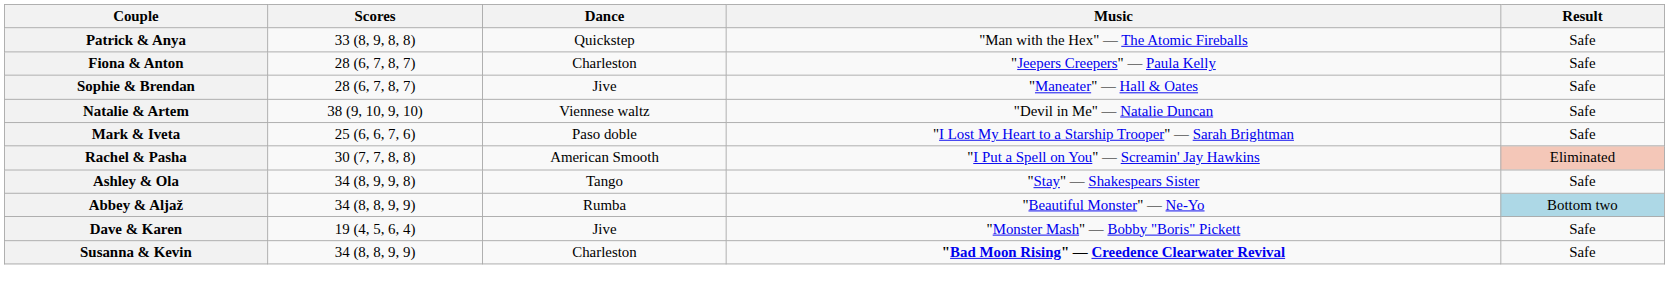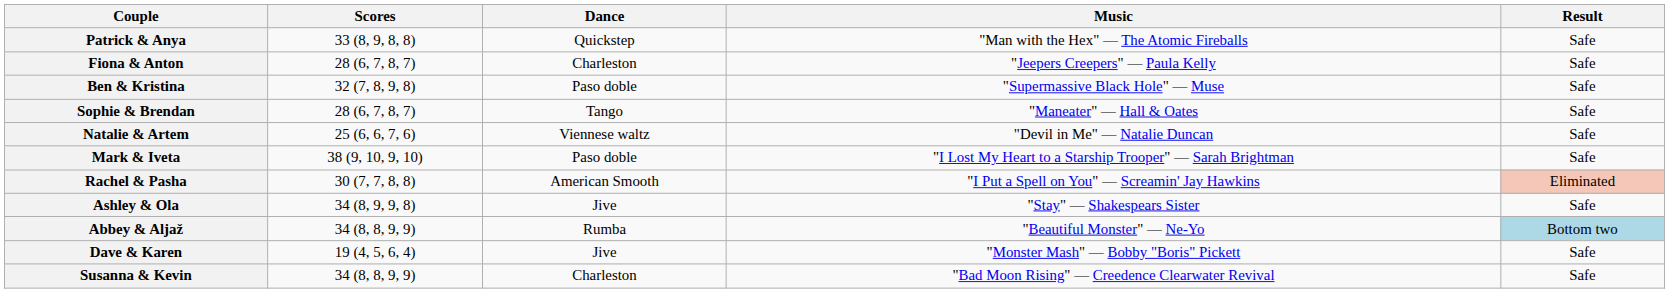+ row: (136, 87)
(605, 87) Jive -> (604, 110) Tango
(375, 110) 38 (9, 10, 9, 10) -> (375, 134) 25 (6, 6, 7, 6)
(375, 134) 25 (6, 6, 7, 6) -> (375, 157) 38 (9, 10, 9, 10)
(604, 181) Tango -> (605, 205) Jive
(1113, 252) bold -> (1113, 275) normal
